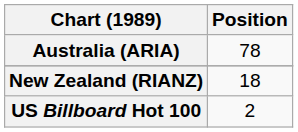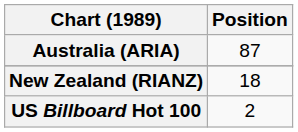(250, 50) 78 -> (250, 50) 87
